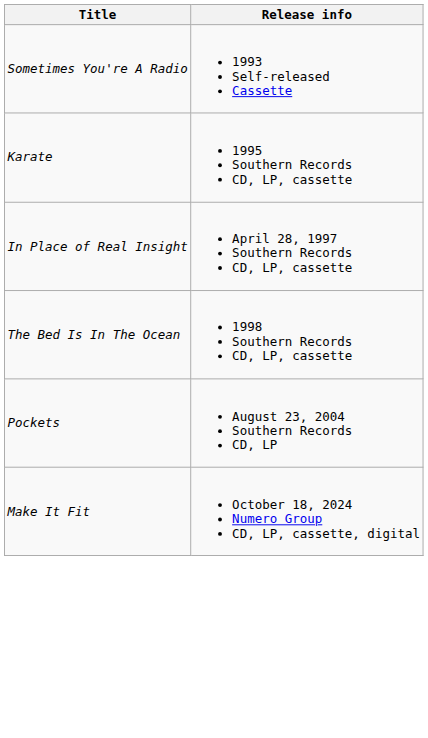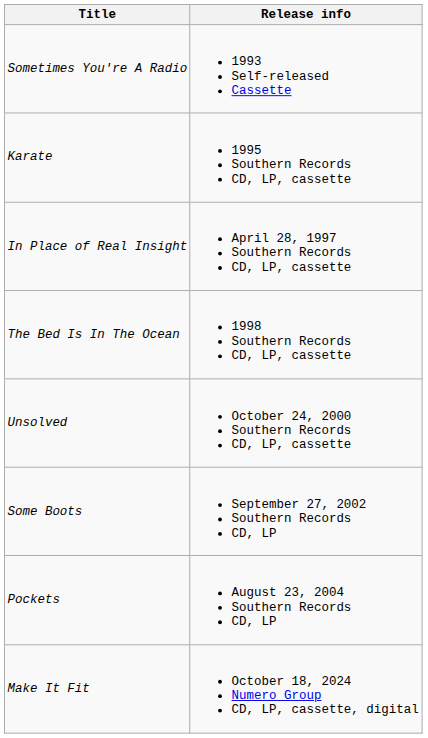+ row: (37, 423)
+ row: (45, 512)
